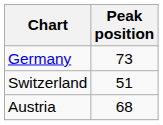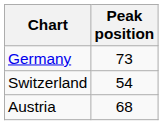(124, 82) 51 -> (124, 82) 54
